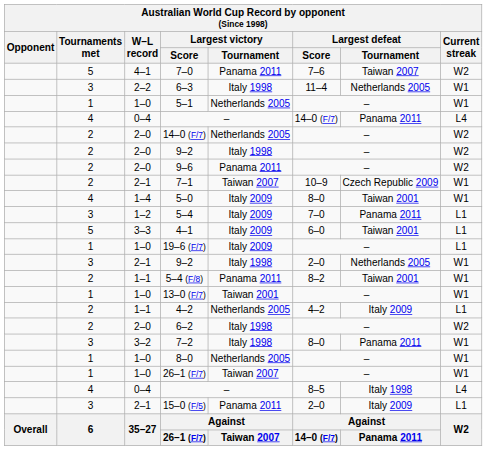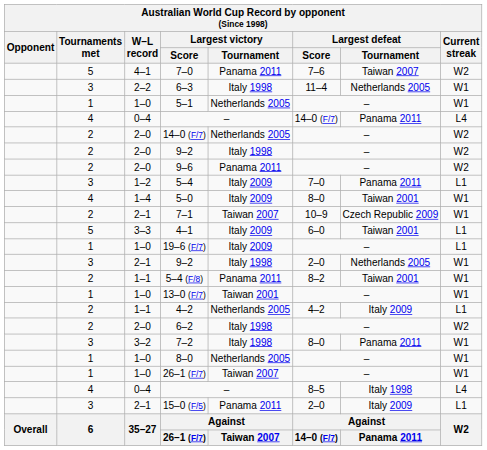rows swapped: (142, 215) <-> (142, 183)
